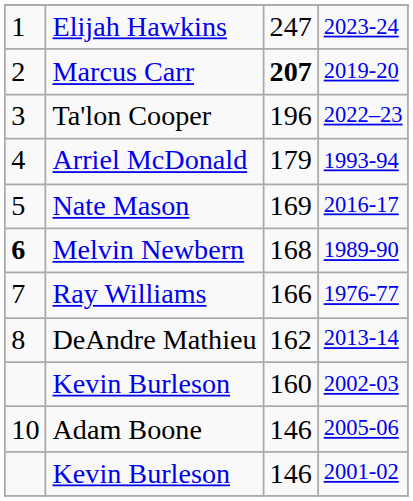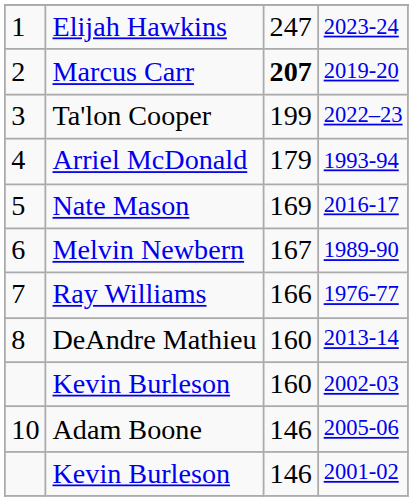(291, 116) 196 -> (291, 116) 199
(18, 250) bold -> (18, 250) normal
(291, 250) 168 -> (291, 250) 167
(291, 339) 162 -> (291, 339) 160
